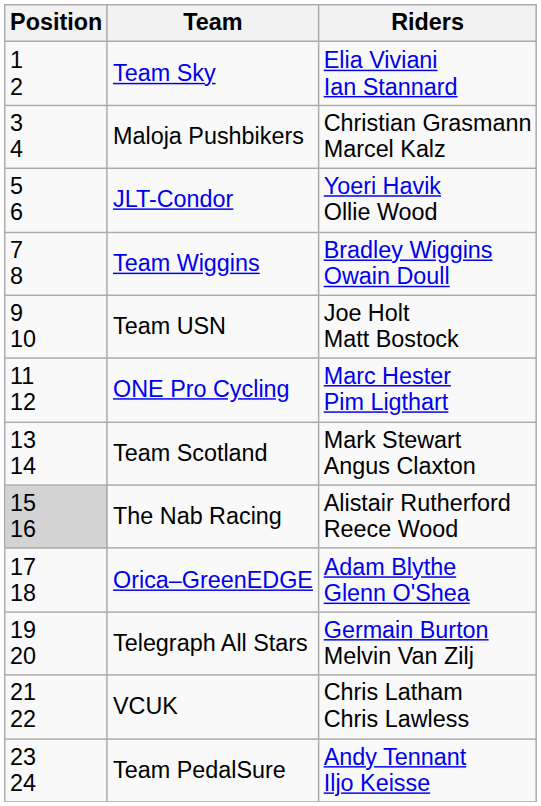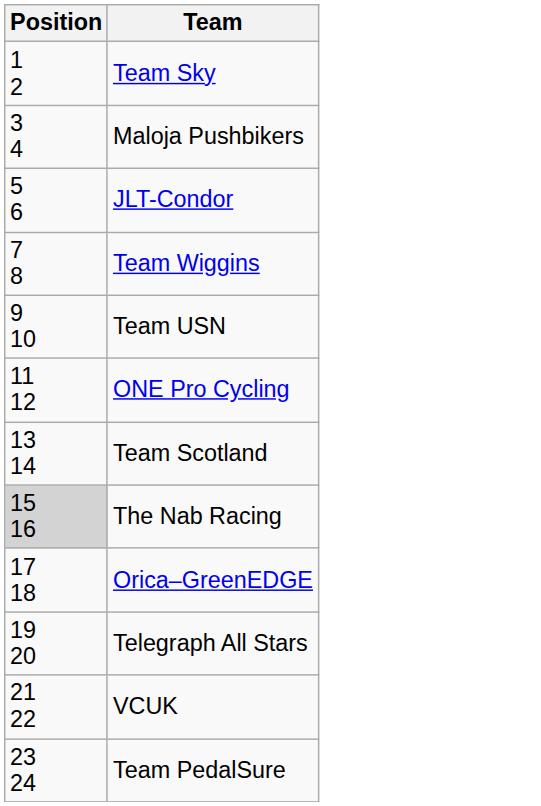- column: (428, 23)
